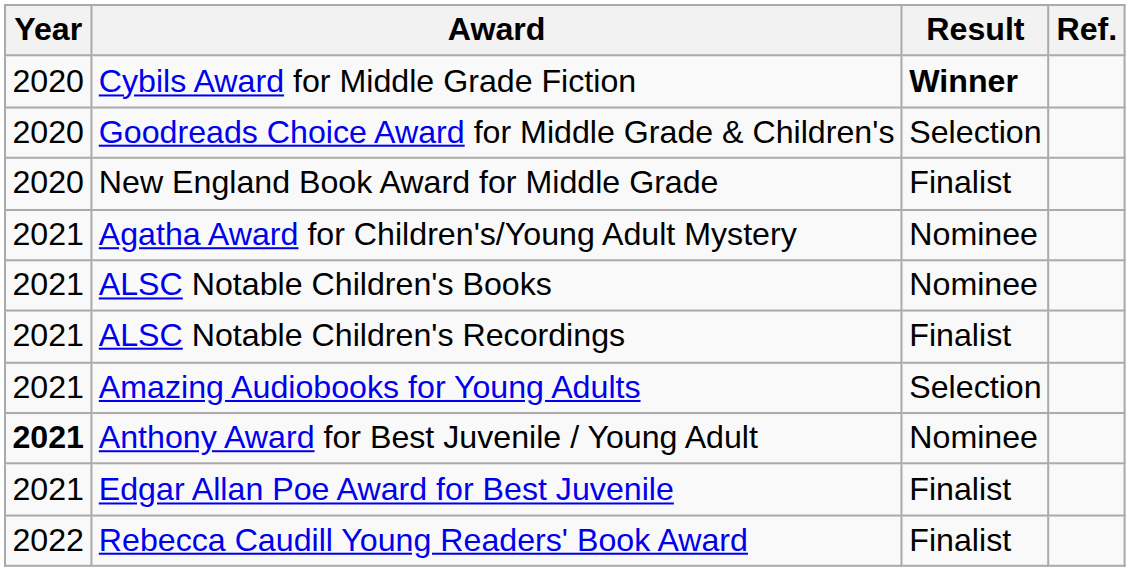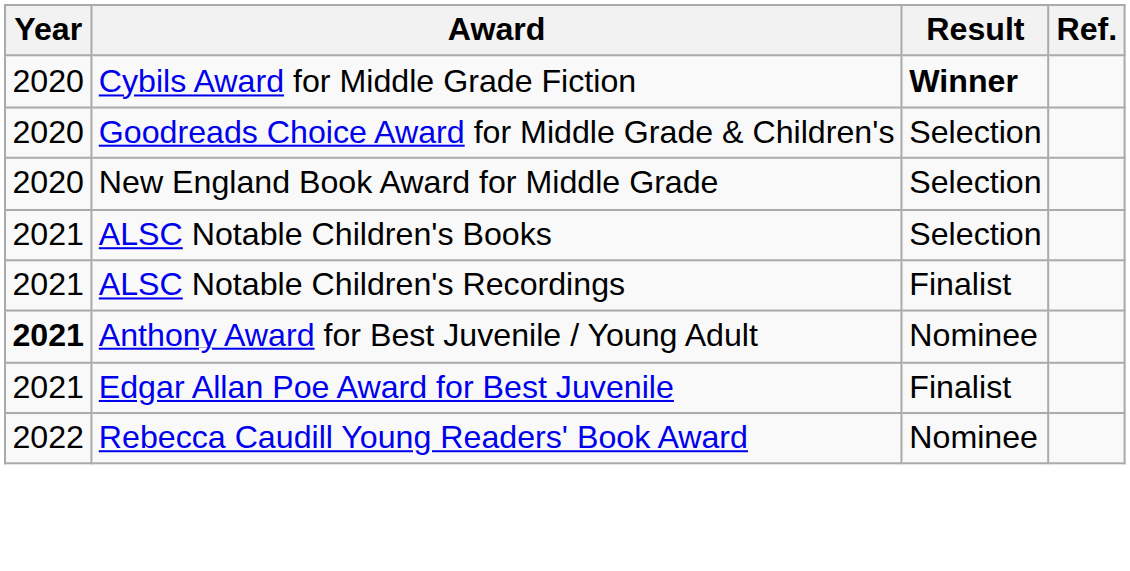(960, 183) Finalist -> (975, 183) Selection
- row: (448, 234)
(974, 285) Nominee -> (975, 234) Selection
- row: (370, 387)
(960, 540) Finalist -> (974, 438) Nominee
